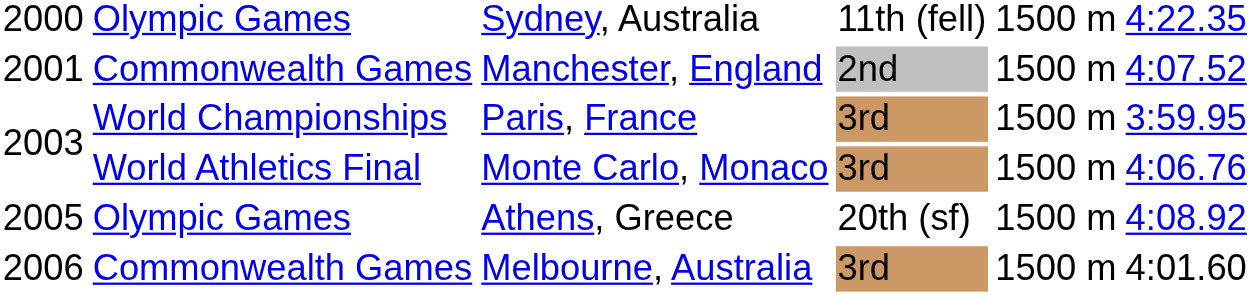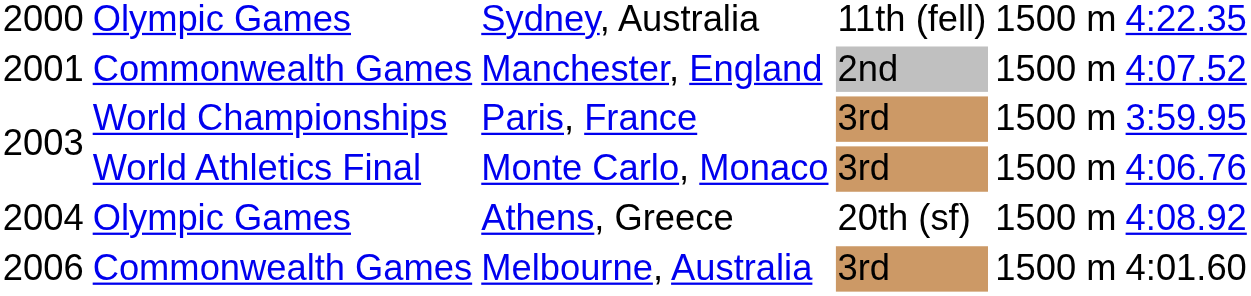(43, 218) 2005 -> (43, 218) 2004
